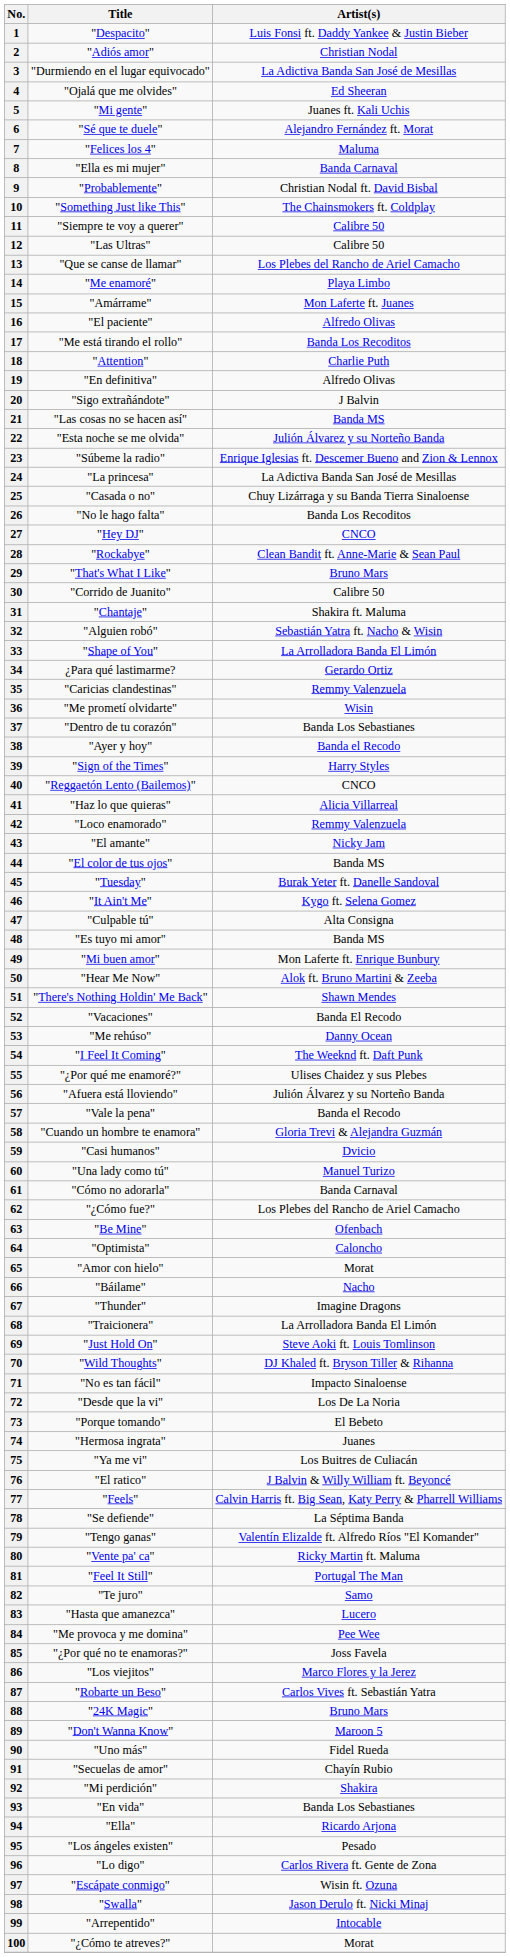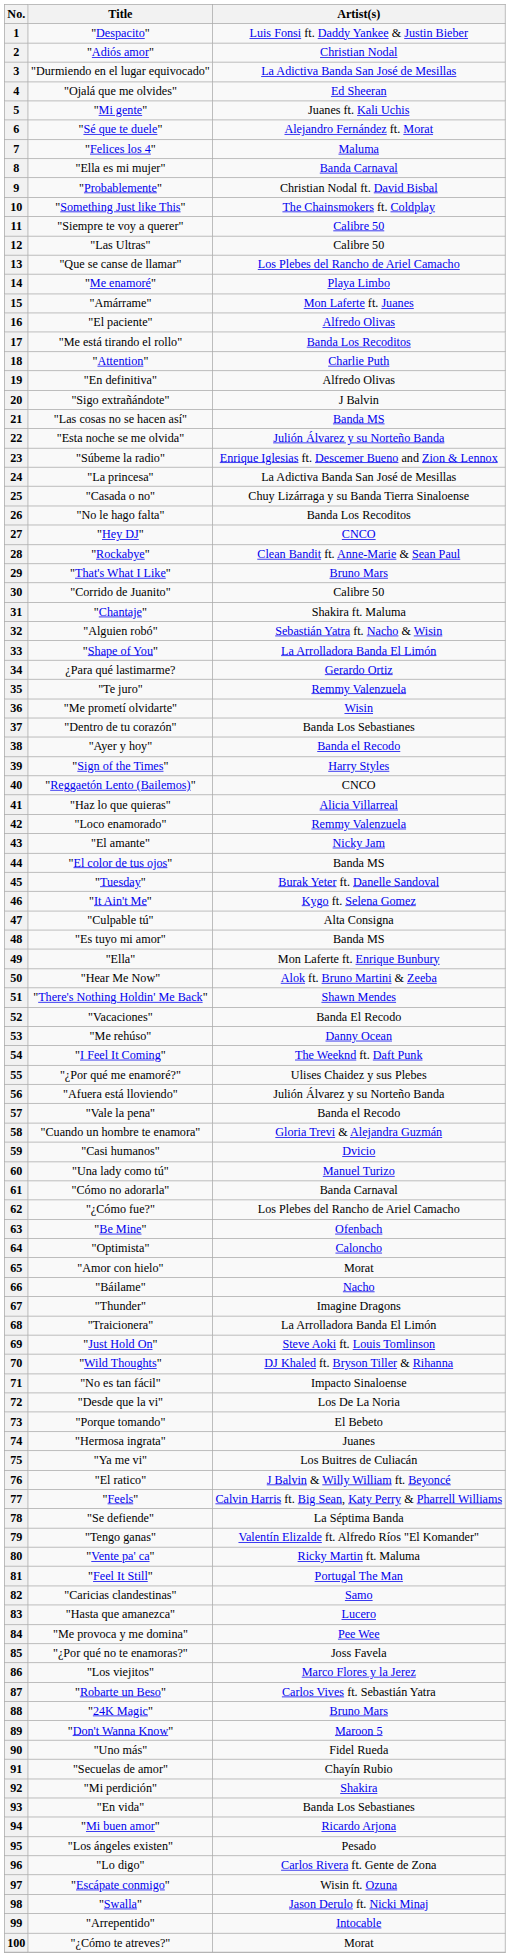(120, 689) "Caricias clandestinas" -> (120, 689) "Te juro"
(120, 959) "Mi buen amor" -> (120, 959) "Ella"
(120, 1595) "Te juro" -> (120, 1595) "Caricias clandestinas"
(120, 1826) "Ella" -> (120, 1826) "Mi buen amor"
